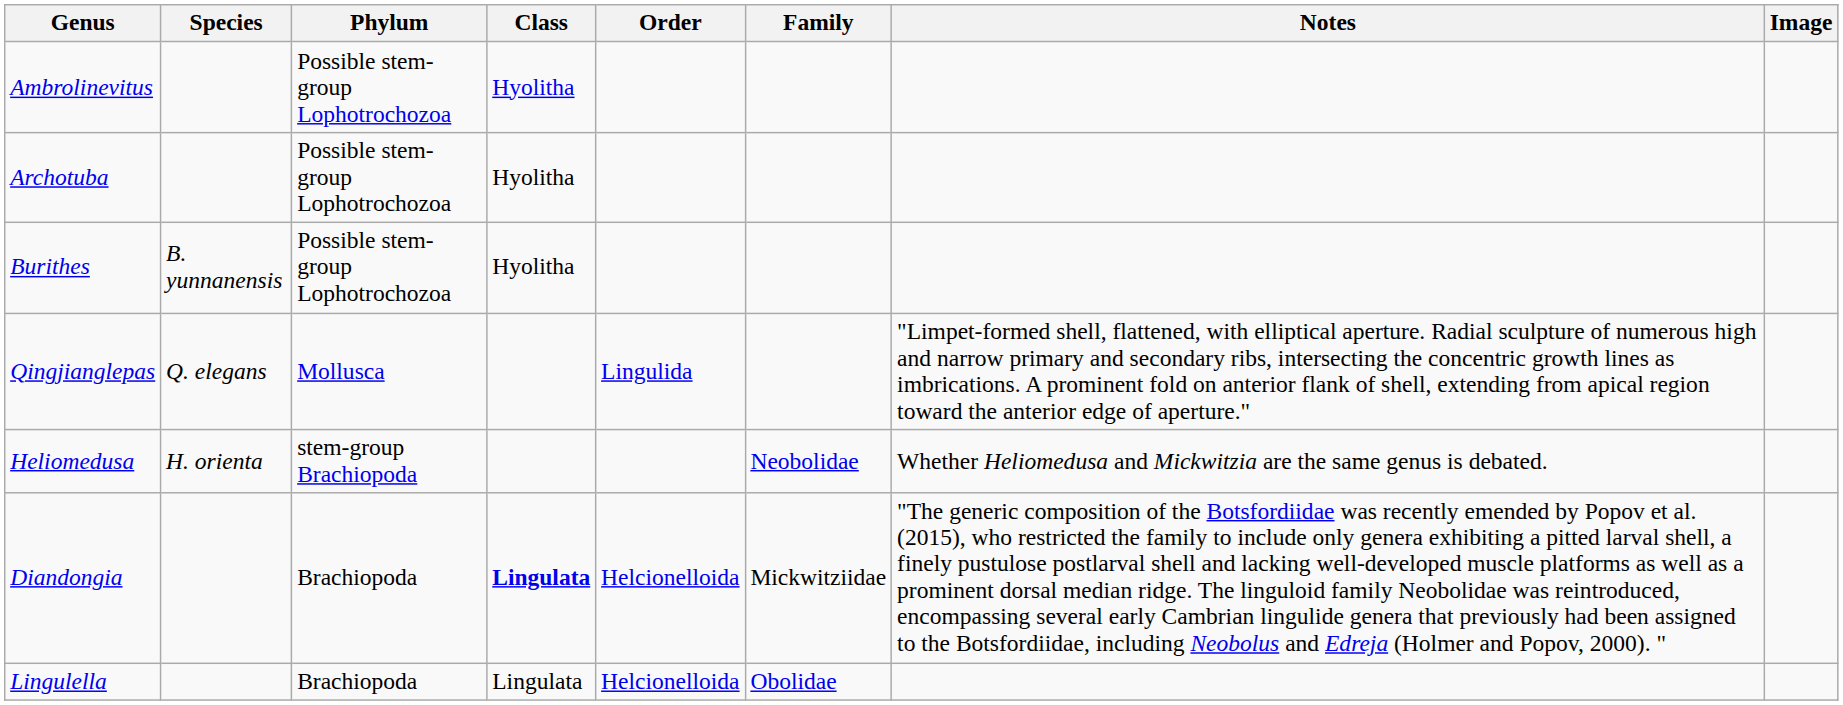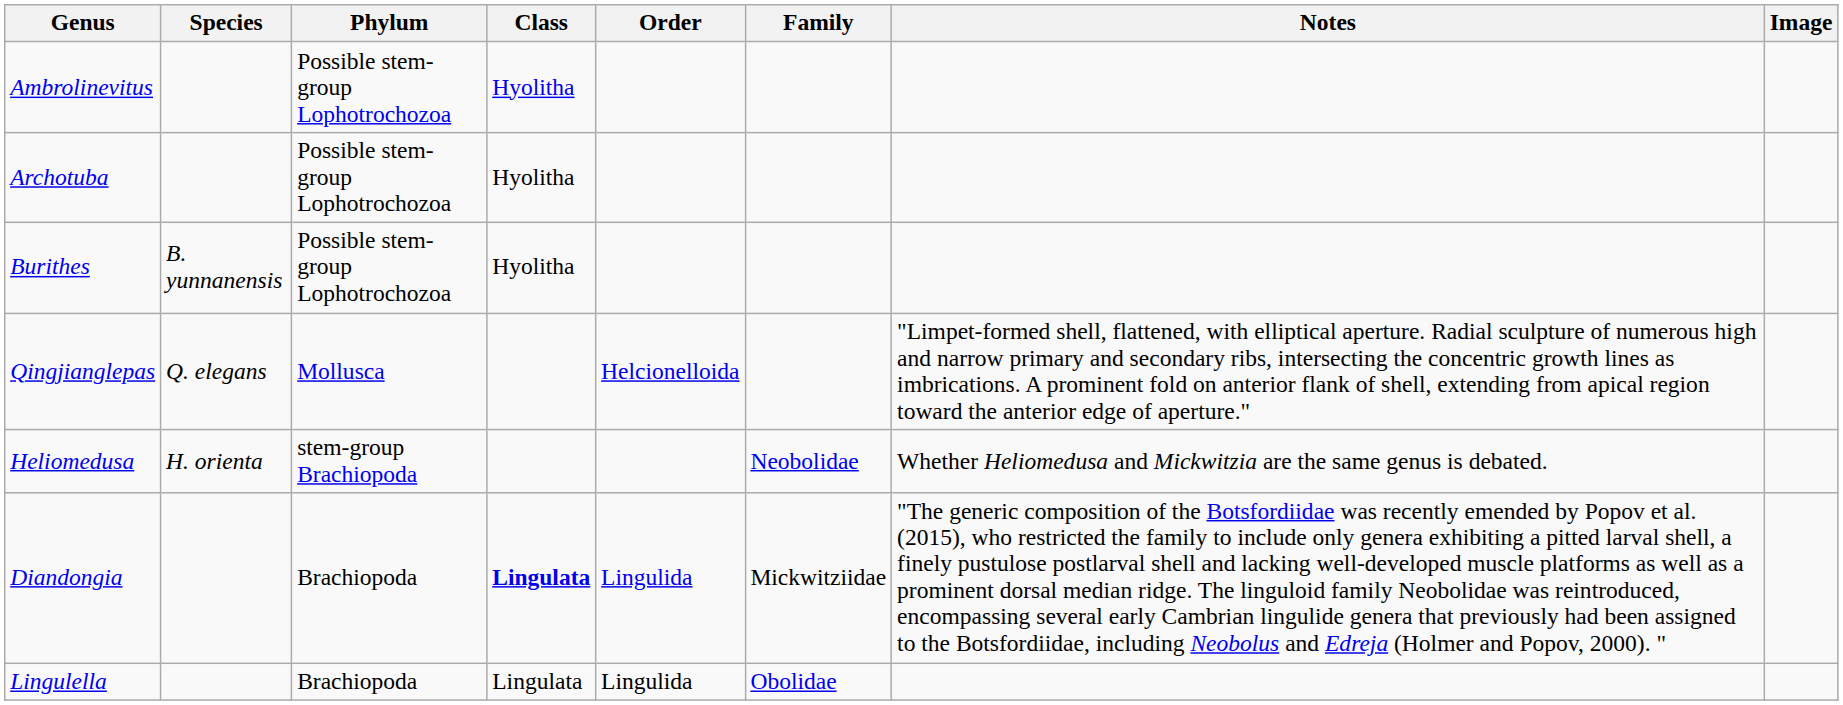(647, 370) Lingulida -> (670, 370) Helcionelloida
(670, 577) Helcionelloida -> (647, 577) Lingulida
(670, 681) Helcionelloida -> (647, 681) Lingulida
